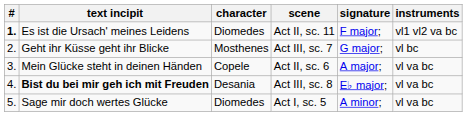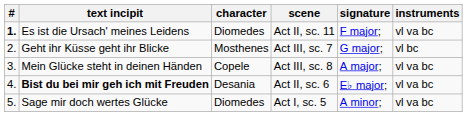(426, 31) vl1 vl2 va bc -> (414, 31) vl va bc
(302, 66) Act II, sc. 6 -> (303, 66) Act III, sc. 8
(303, 84) Act III, sc. 8 -> (302, 84) Act II, sc. 6
